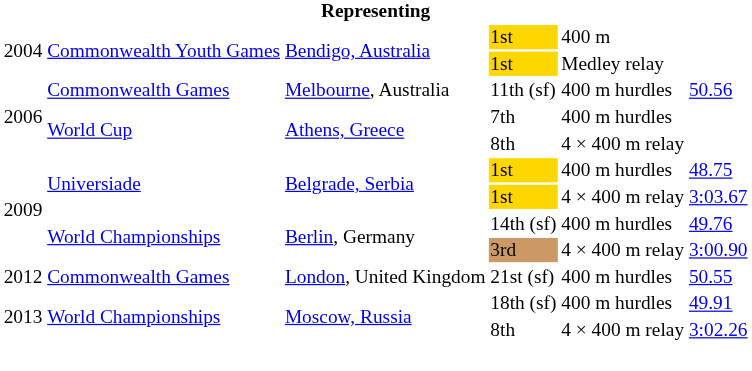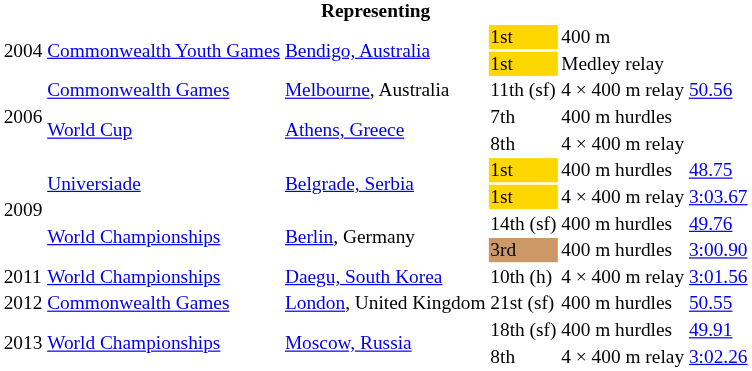(617, 90) 400 m hurdles -> (623, 90) 4 × 400 m relay
(623, 249) 4 × 400 m relay -> (617, 249) 400 m hurdles
+ row: (364, 276)
